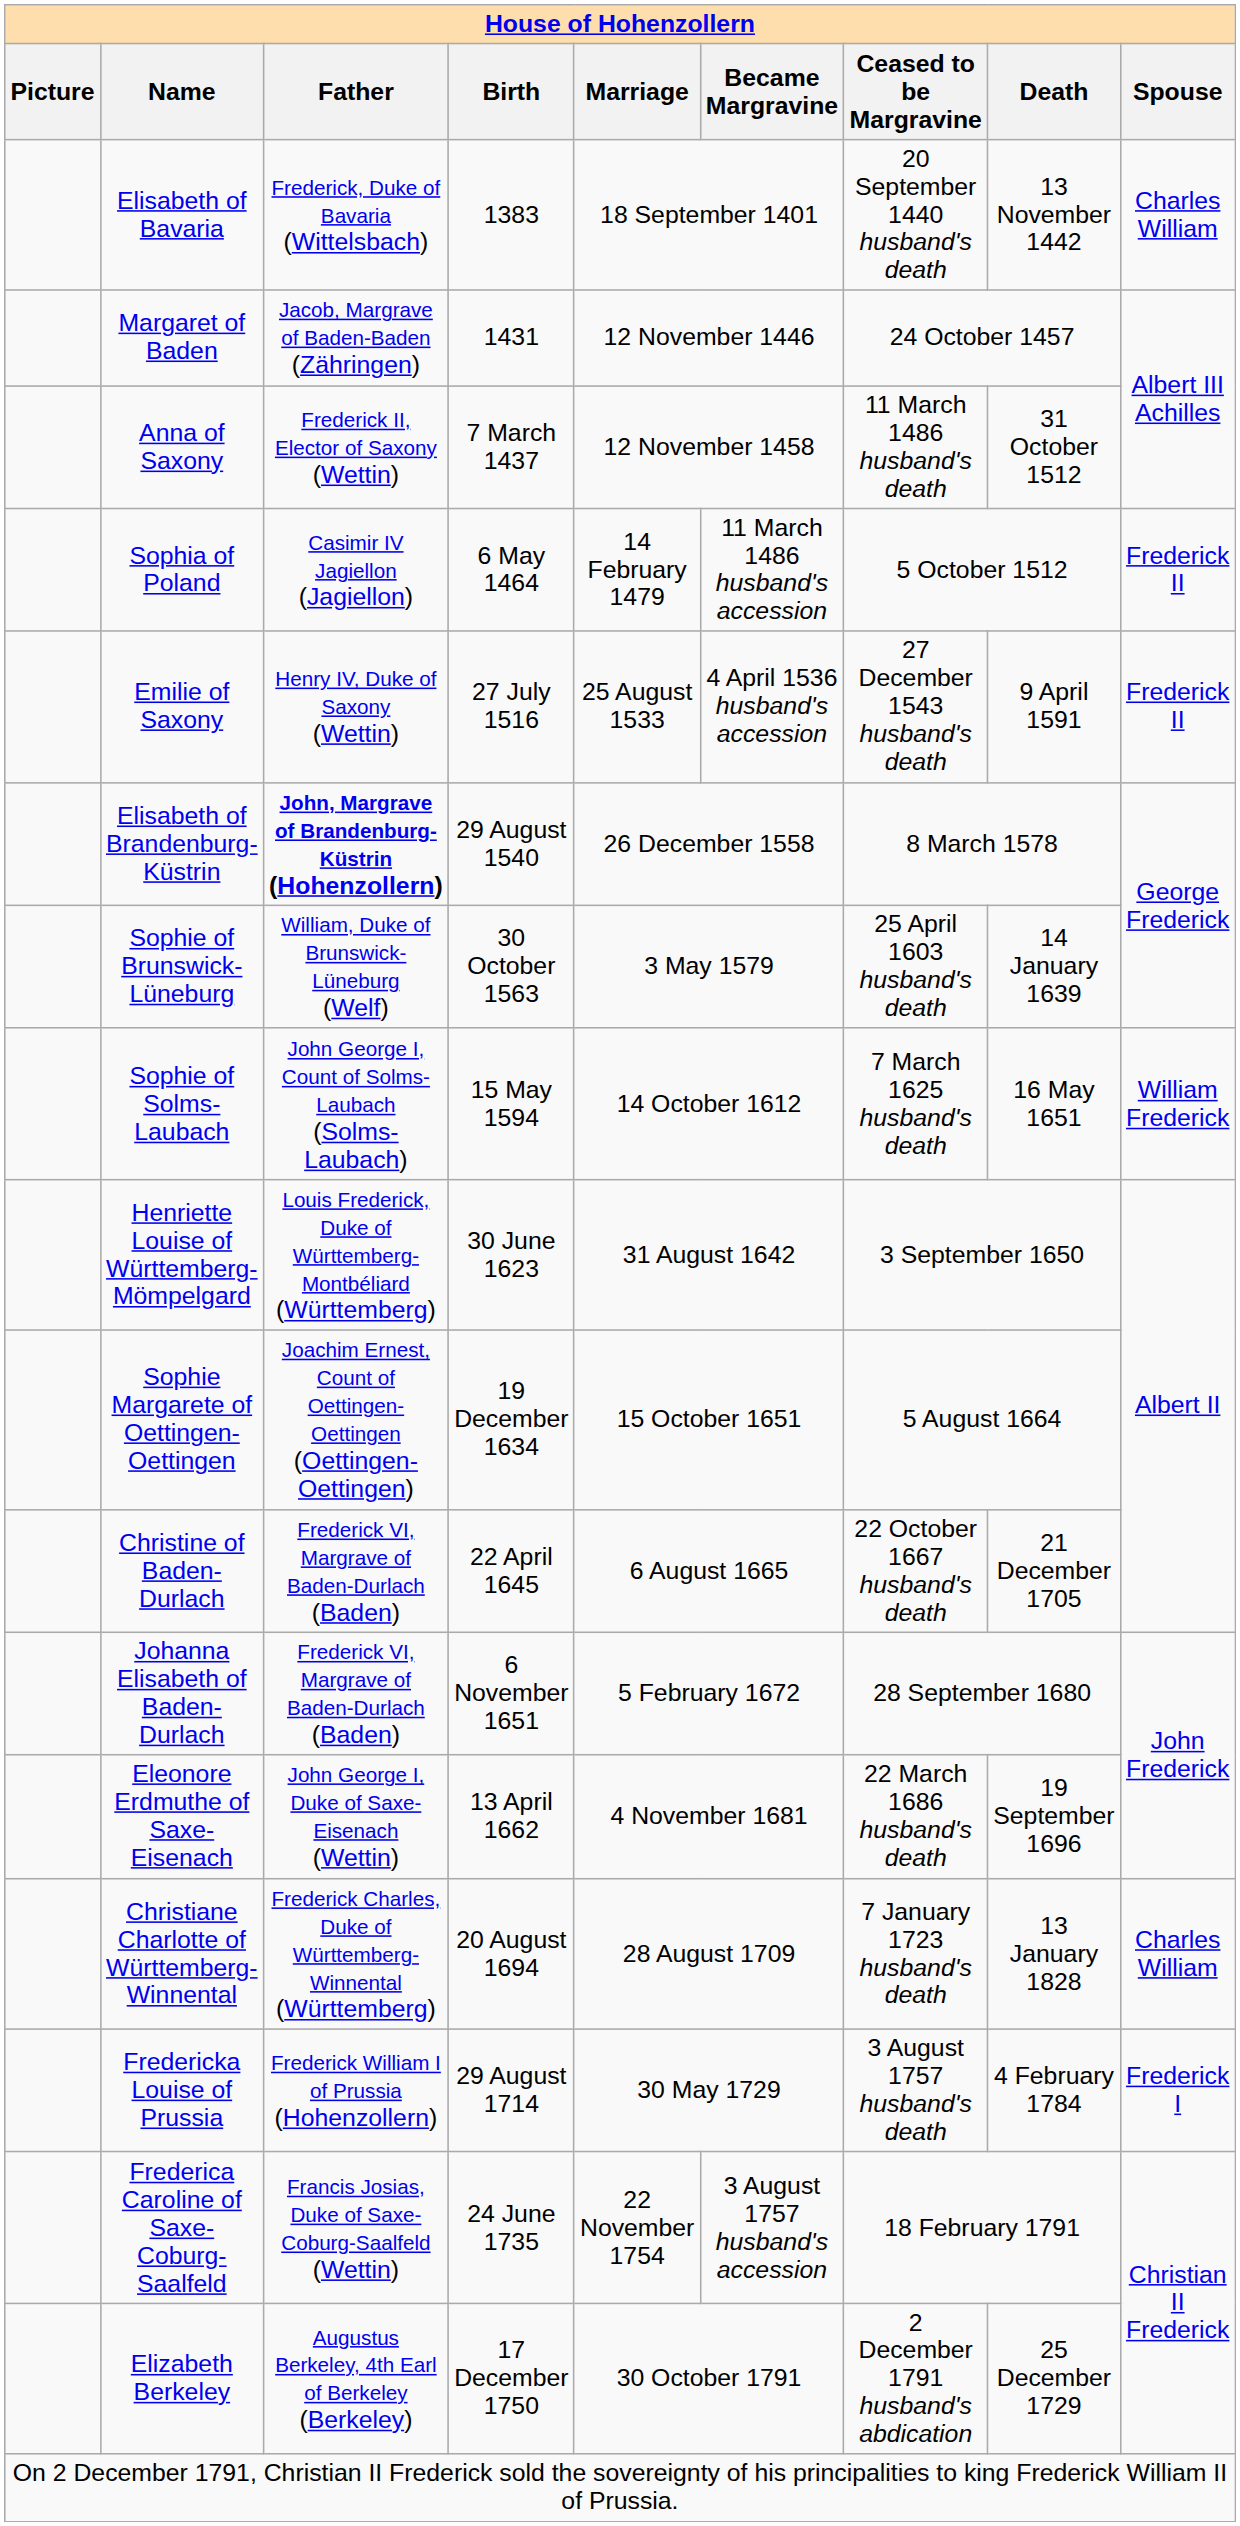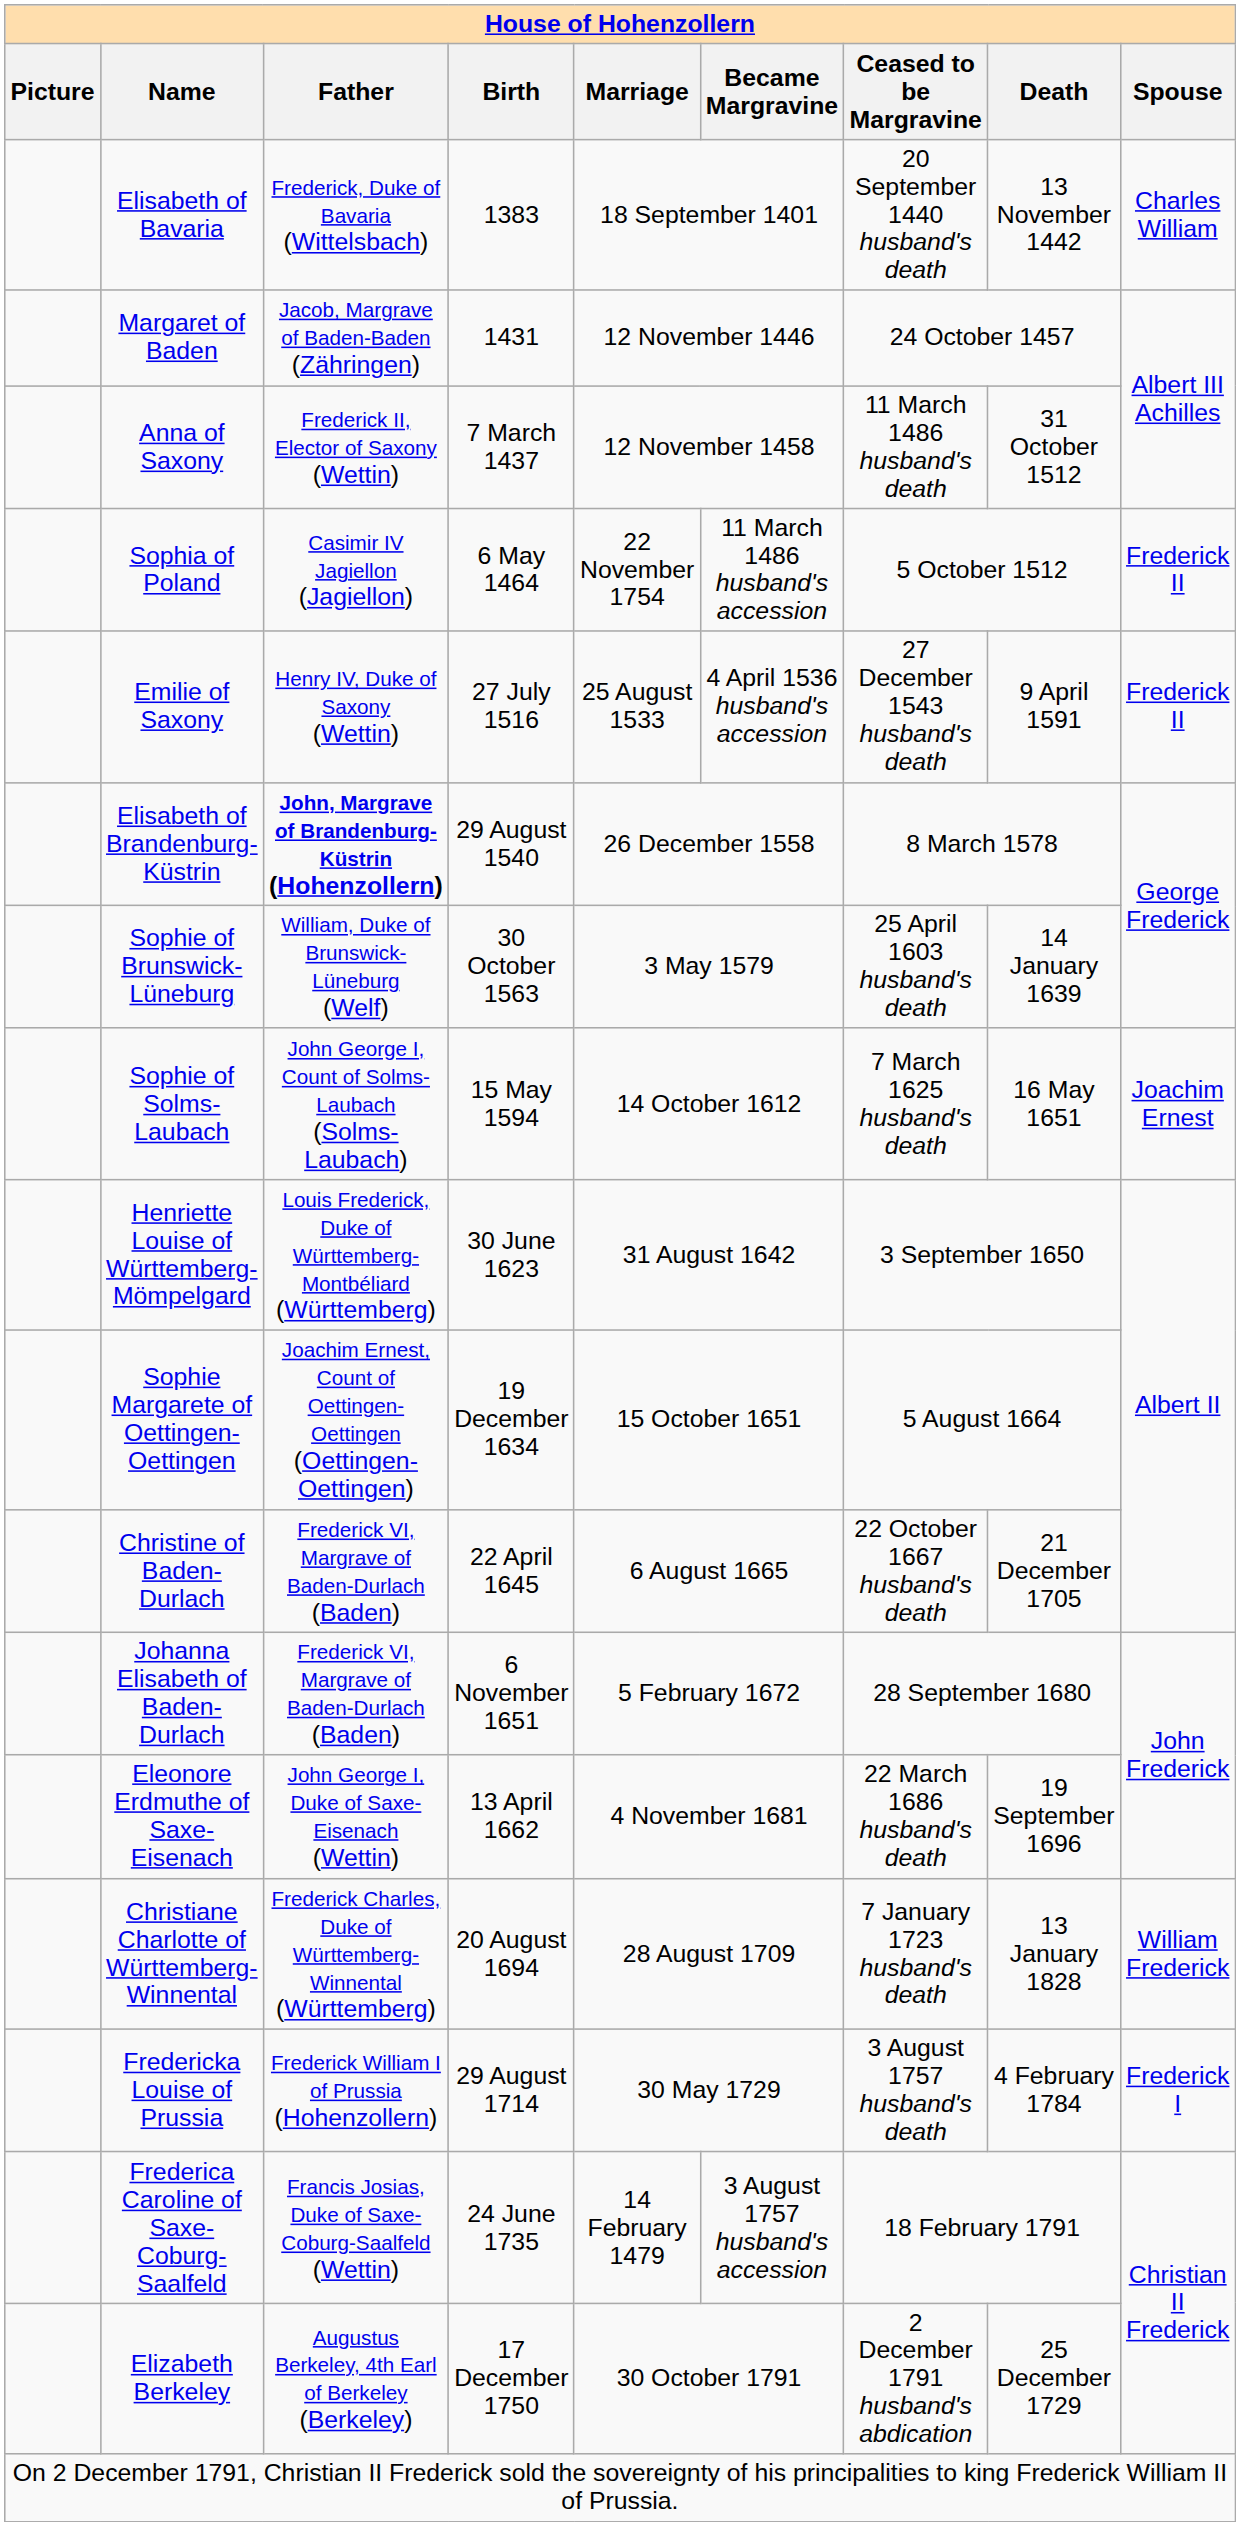(637, 569) 14 February 1479 -> (637, 569) 22 November 1754
(1178, 1103) William Frederick -> (1178, 1103) Joachim Ernest
(1178, 1953) Charles William -> (1178, 1953) William Frederick
(637, 2227) 22 November 1754 -> (637, 2227) 14 February 1479
